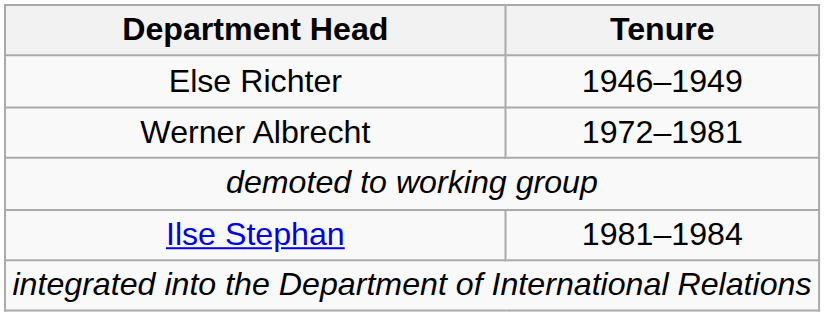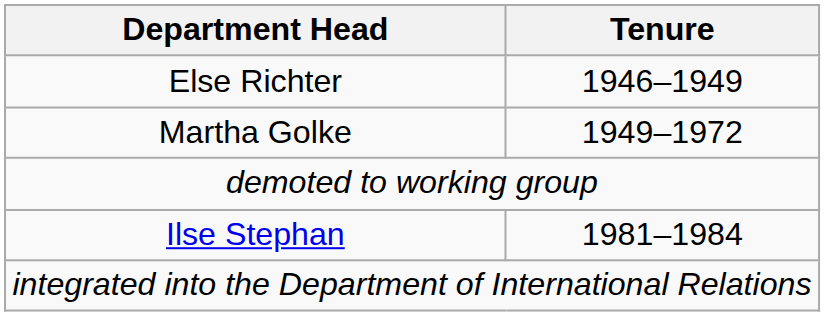+ row: (255, 132)
- row: (255, 132)
